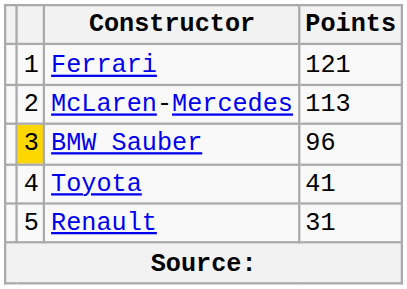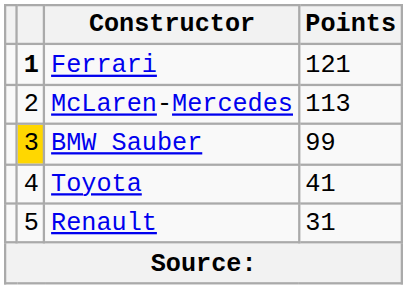(31, 65) normal -> (31, 65) bold
(320, 144) 96 -> (320, 144) 99
